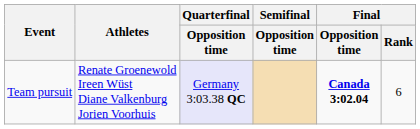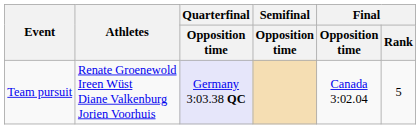(349, 92) bold -> (349, 92) normal
(399, 92) 6 -> (399, 92) 5
